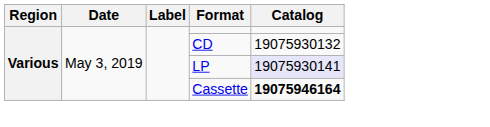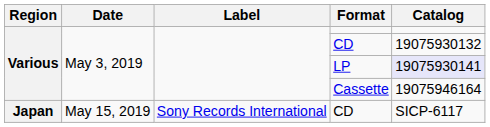(297, 89) bold -> (438, 89) normal
+ row: (33, 111)
